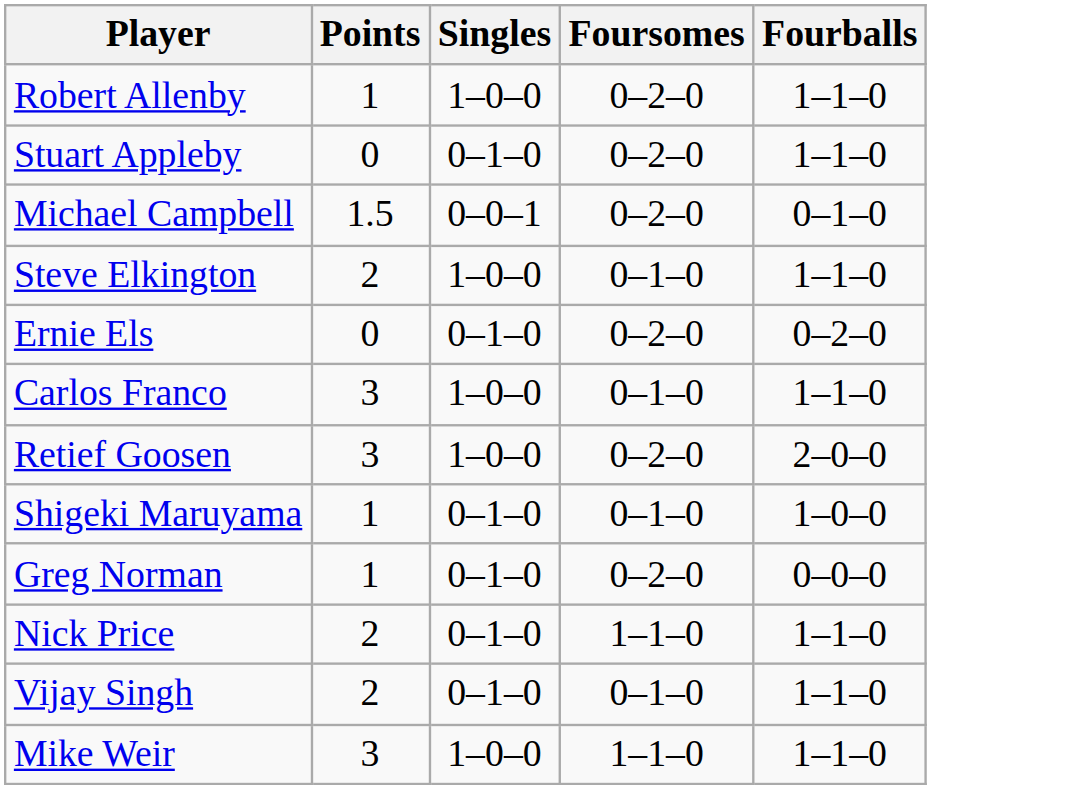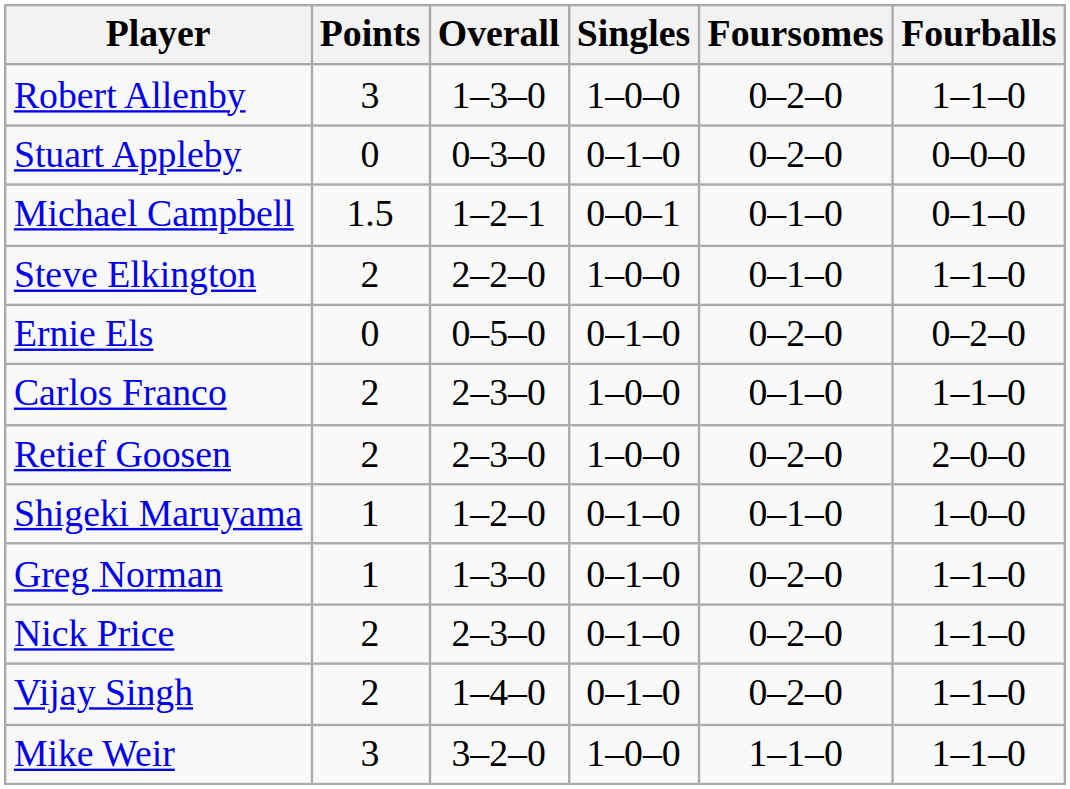+ column: (499, 34)
(370, 94) 1 -> (370, 94) 3
(840, 154) 1–1–0 -> (979, 154) 0–0–0
(657, 214) 0–2–0 -> (796, 214) 0–1–0
(370, 393) 3 -> (370, 393) 2
(370, 453) 3 -> (370, 453) 2
(840, 573) 0–0–0 -> (979, 573) 1–1–0
(657, 633) 1–1–0 -> (796, 633) 0–2–0
(657, 693) 0–1–0 -> (796, 693) 0–2–0
